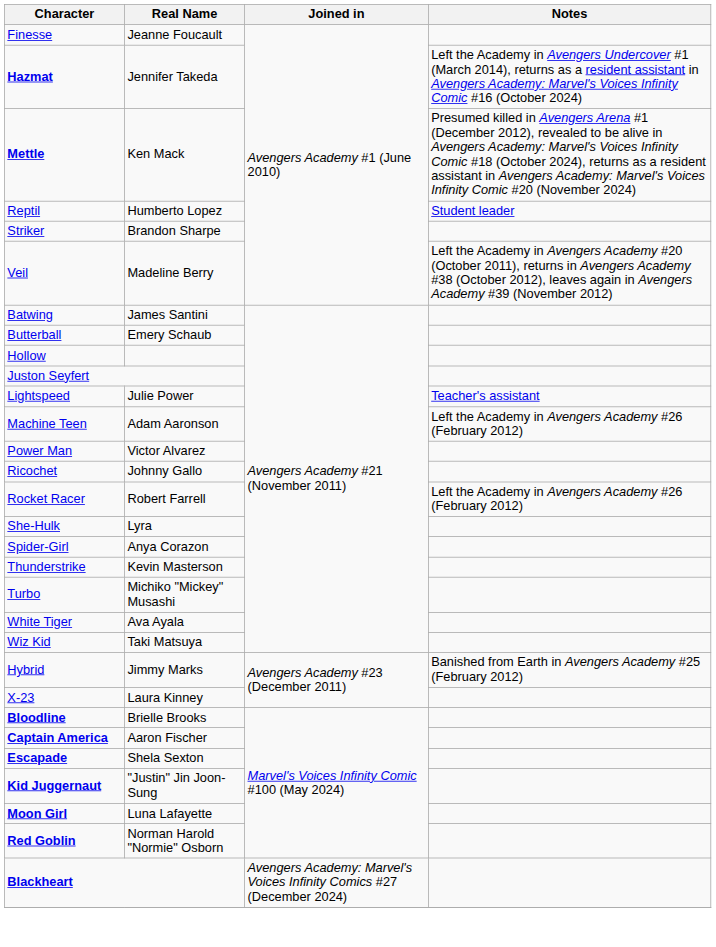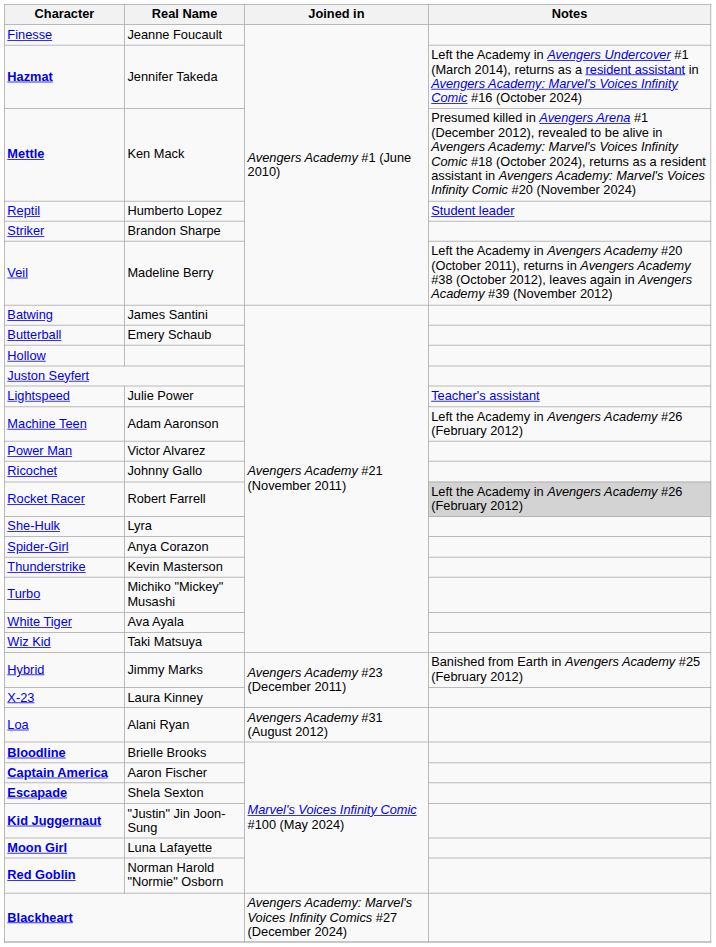(557, 499) no background -> (557, 499) lightgrey background
+ row: (18, 725)
